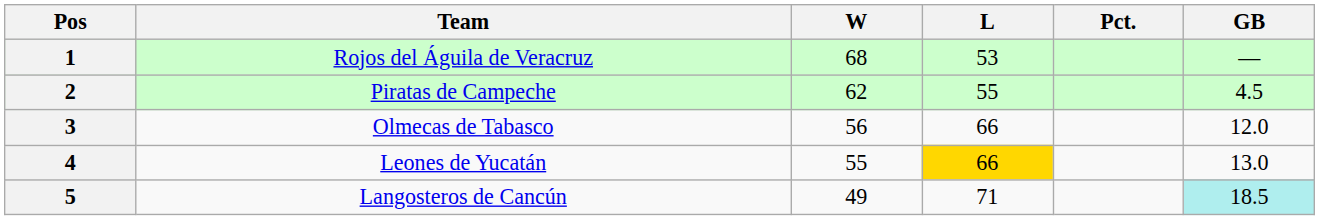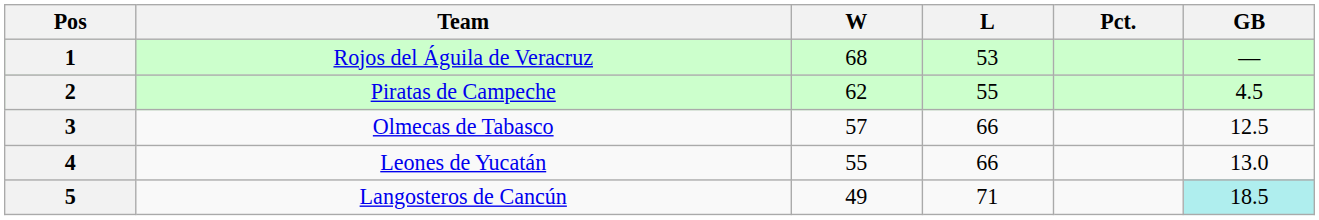(856, 127) 56 -> (856, 127) 57
(1249, 127) 12.0 -> (1249, 127) 12.5
(987, 162) gold background -> (987, 162) no background
